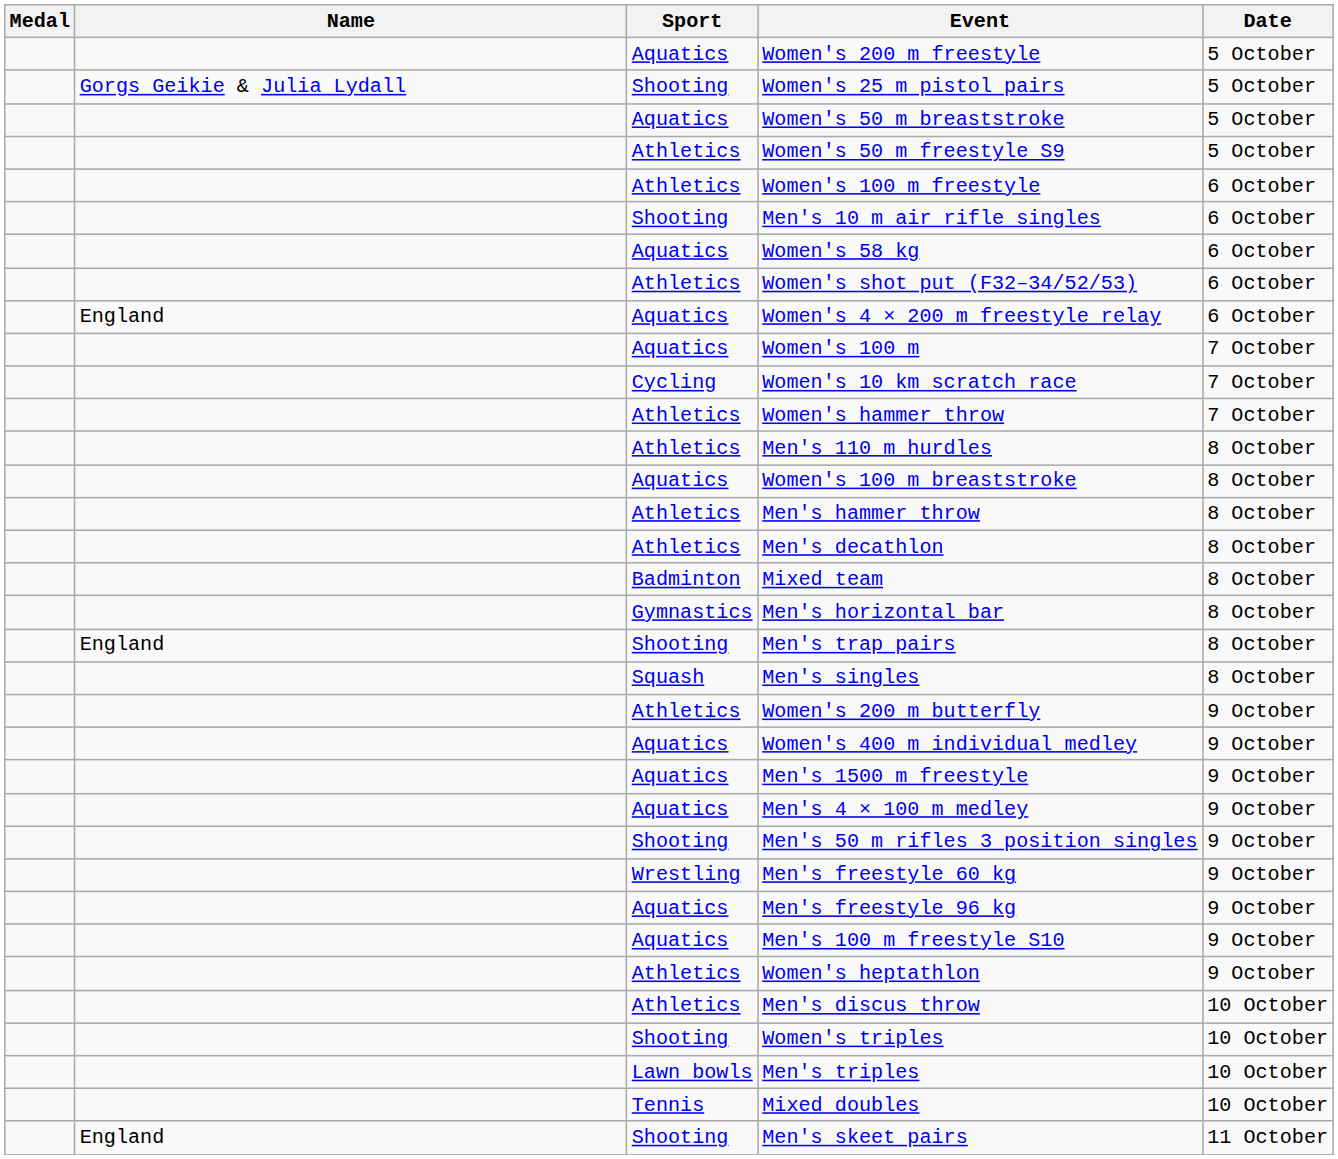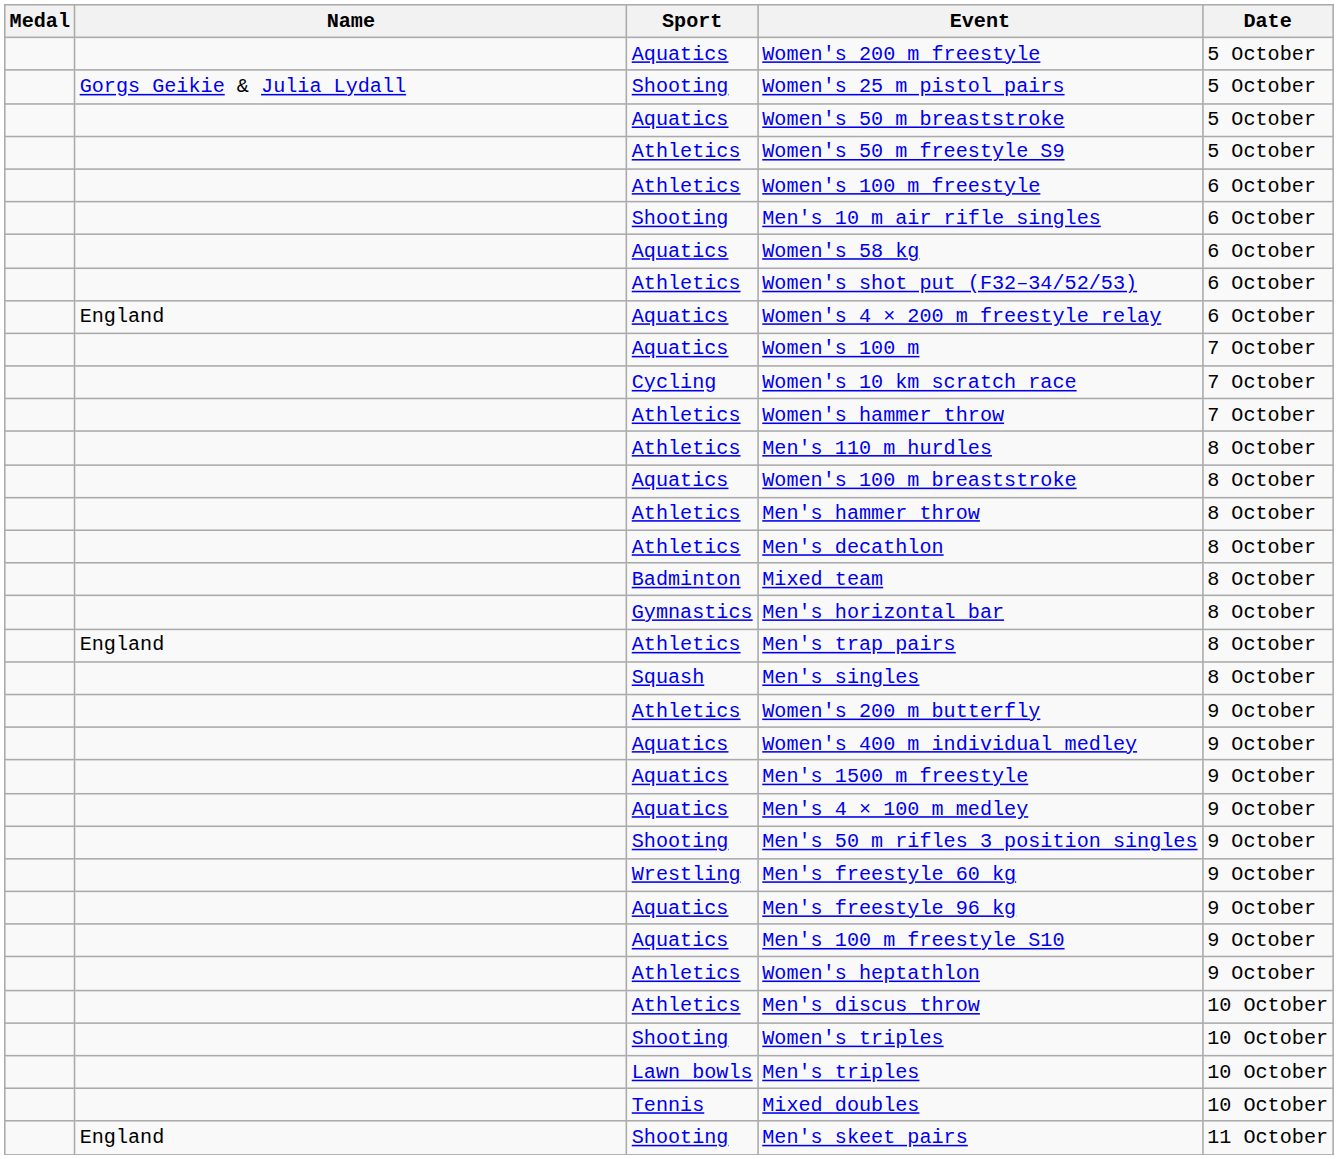(680, 645) Shooting -> (686, 645) Athletics
